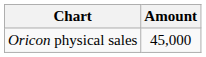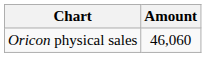(171, 40) 45,000 -> (171, 40) 46,060
